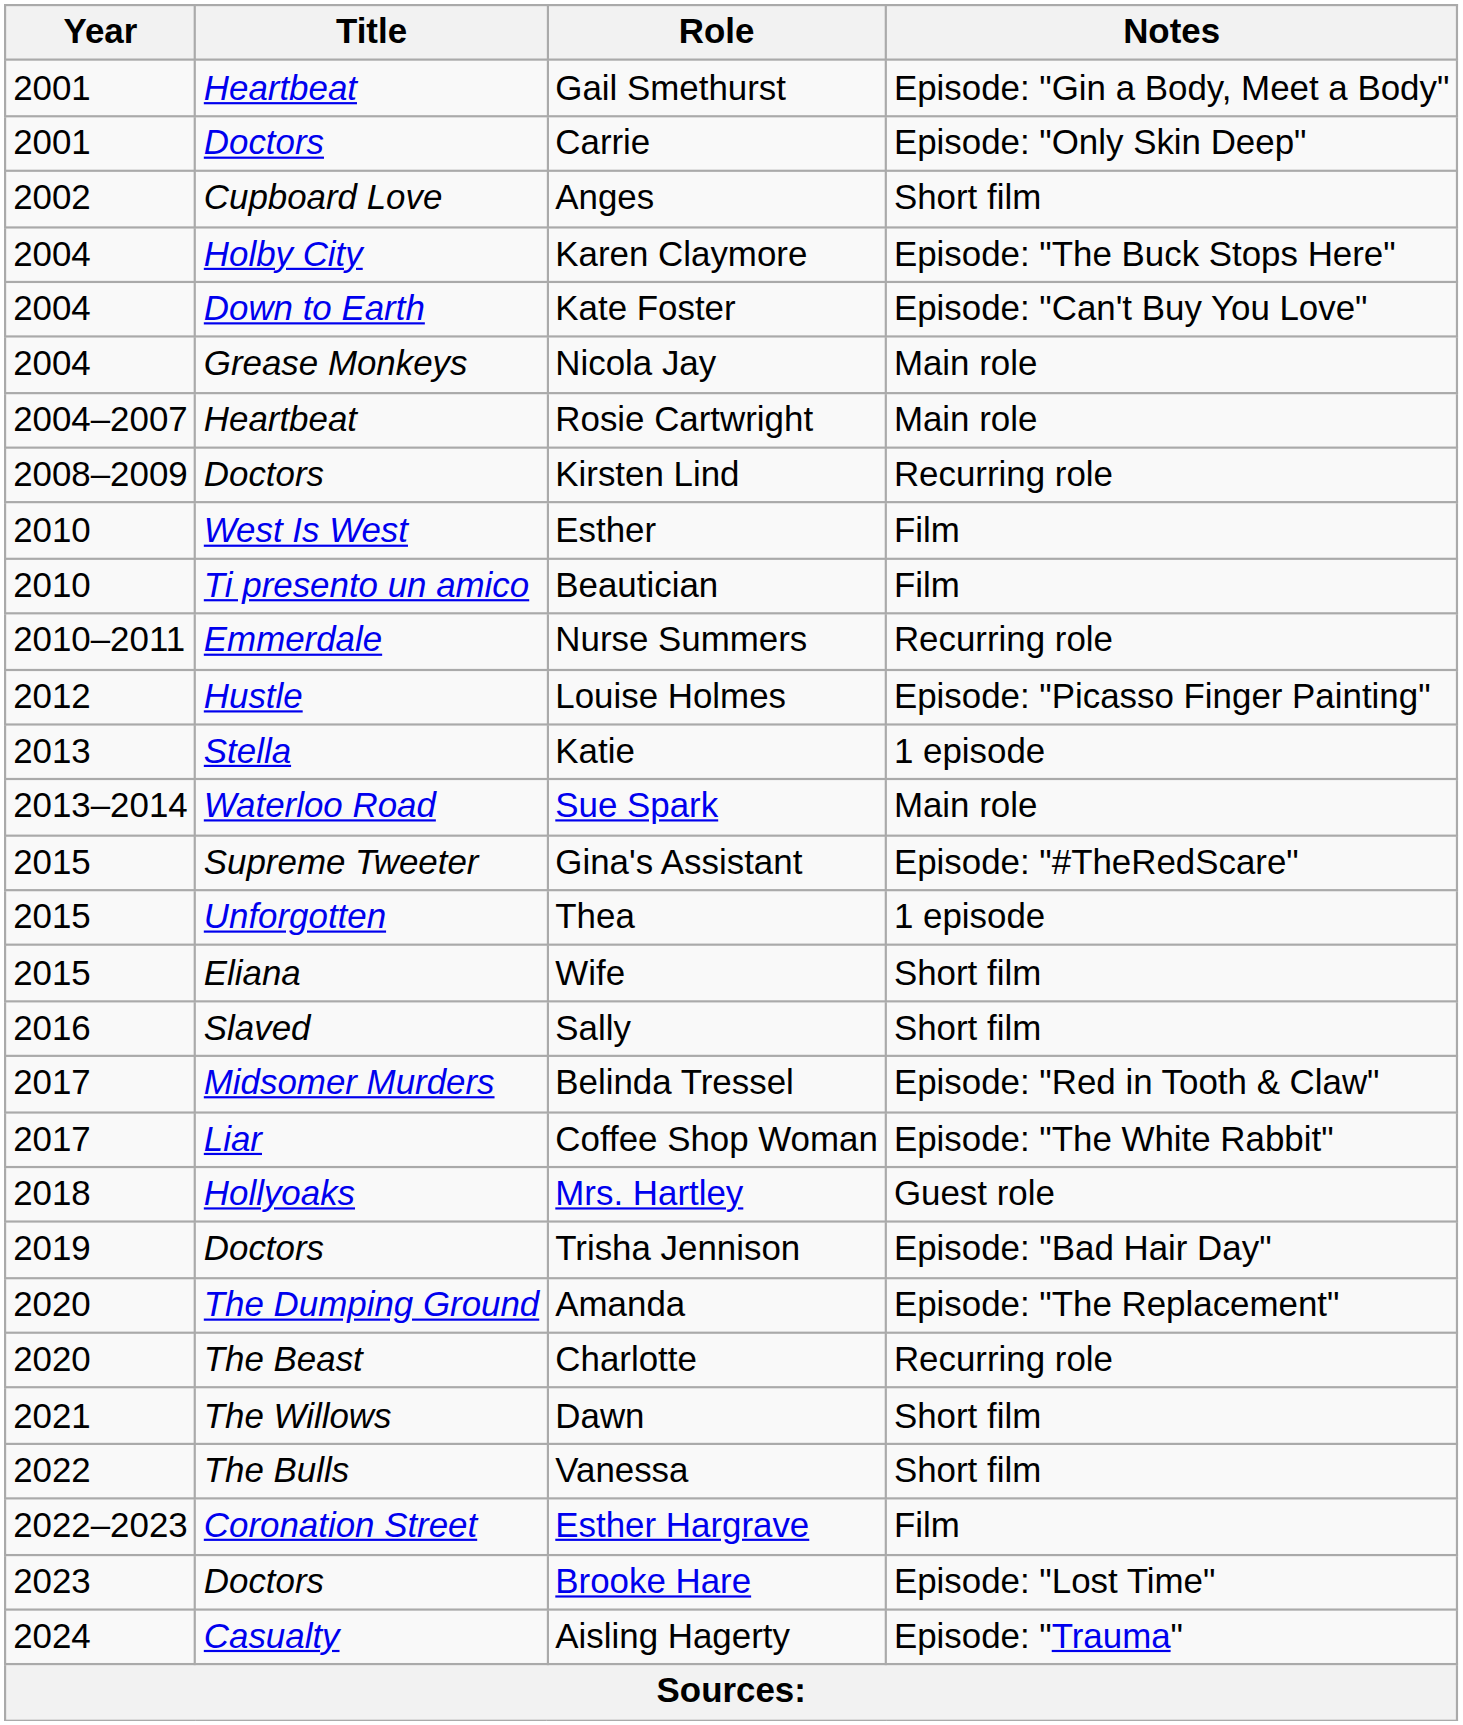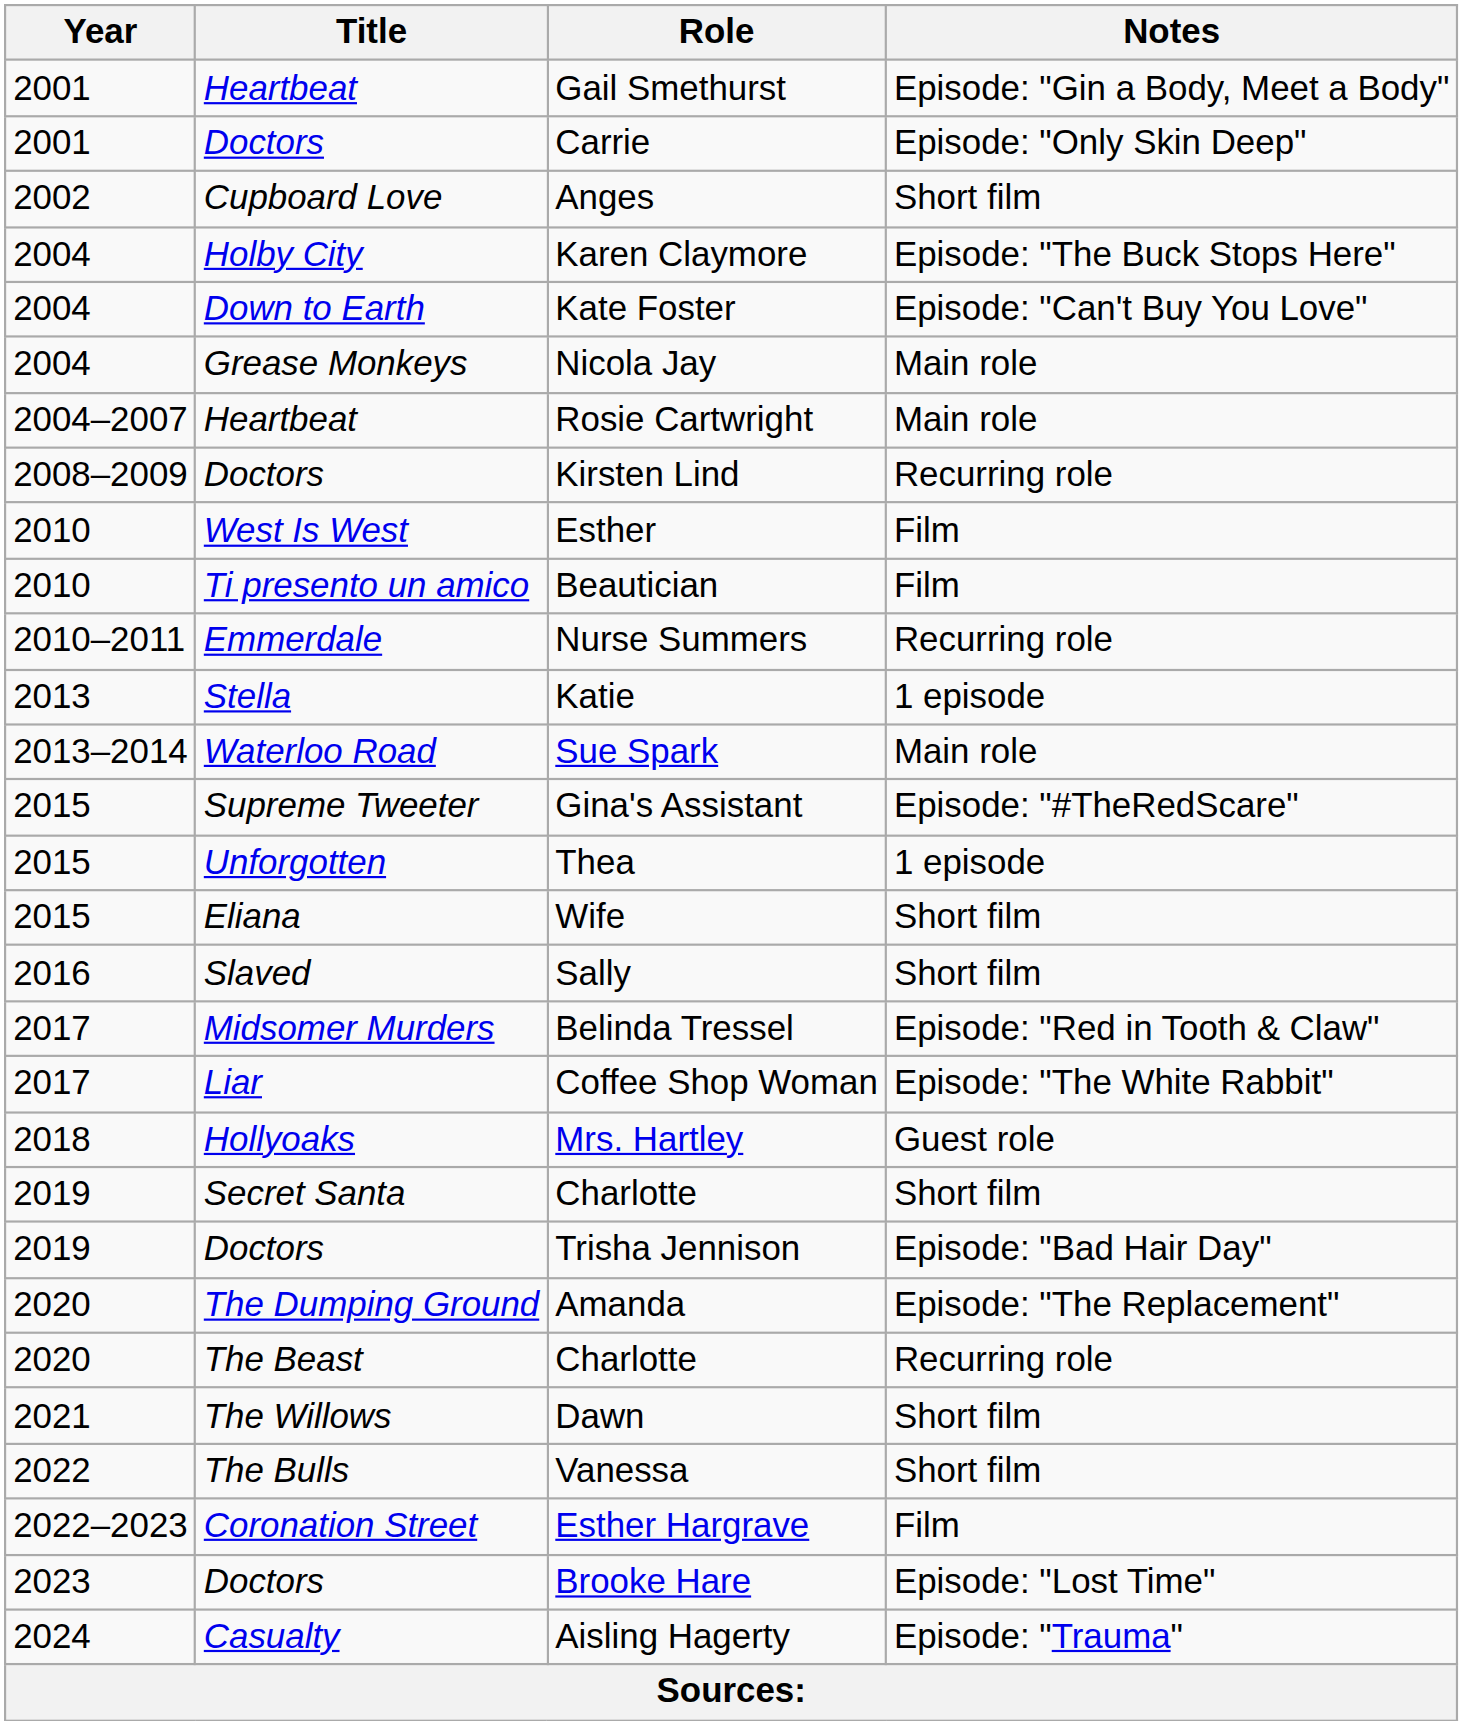- row: (253, 695)
+ row: (305, 1193)
